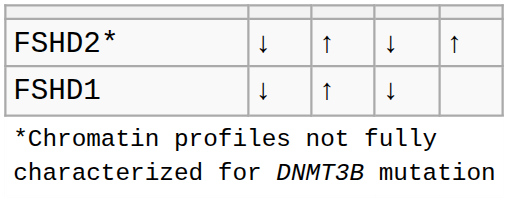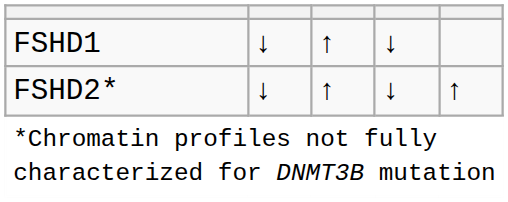rows swapped: (57, 91) <-> (66, 43)
